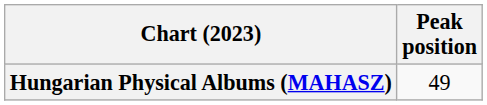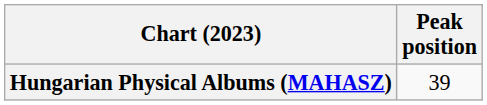(440, 81) 49 -> (440, 81) 39
